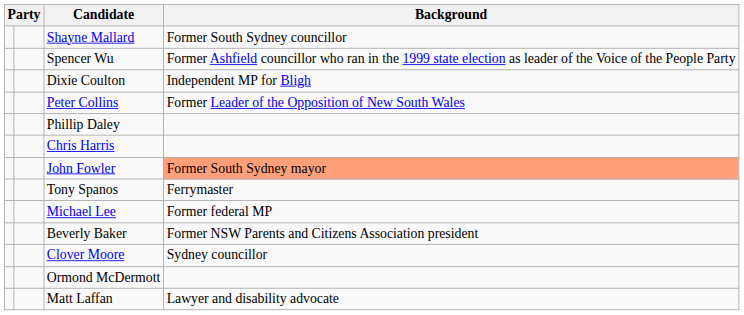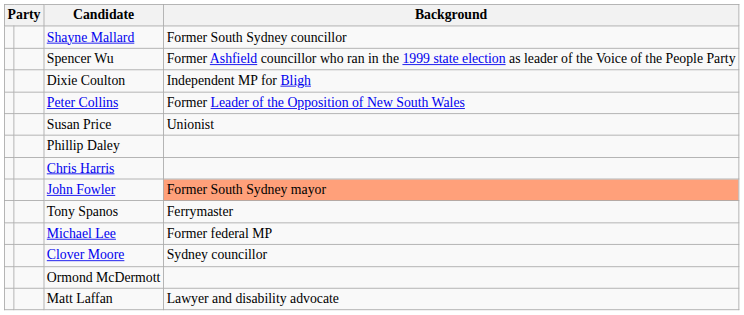+ row: (79, 124)
- row: (87, 233)
